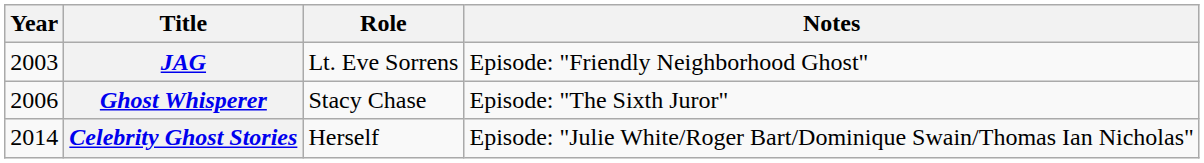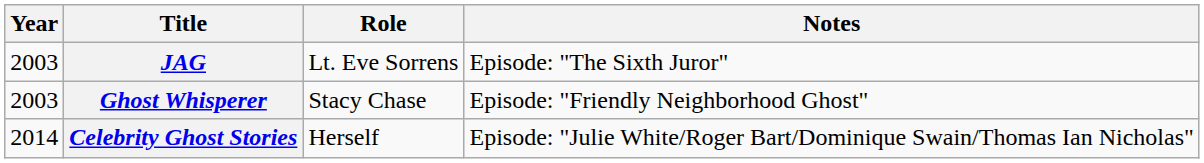(669, 61) Episode: "Friendly Neighborhood Ghost" -> (599, 61) Episode: "The Sixth Juror"
(34, 99) 2006 -> (34, 99) 2003
(599, 99) Episode: "The Sixth Juror" -> (669, 99) Episode: "Friendly Neighborhood Ghost"
